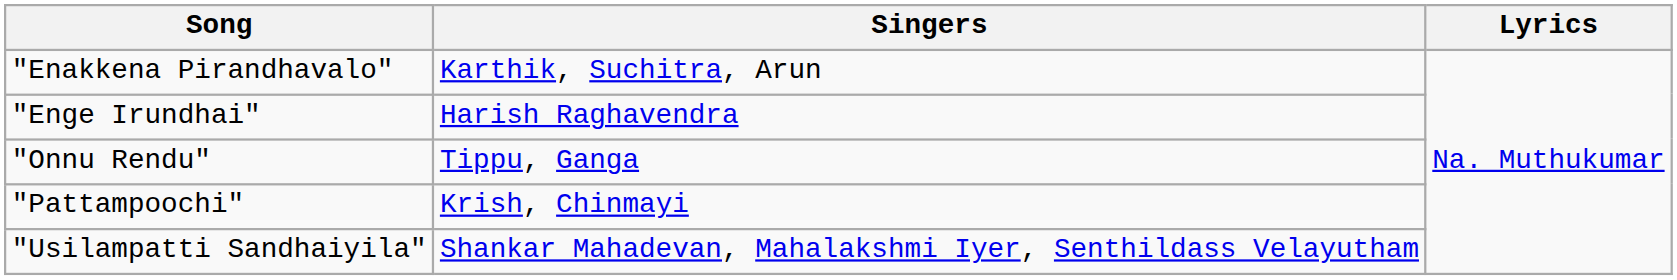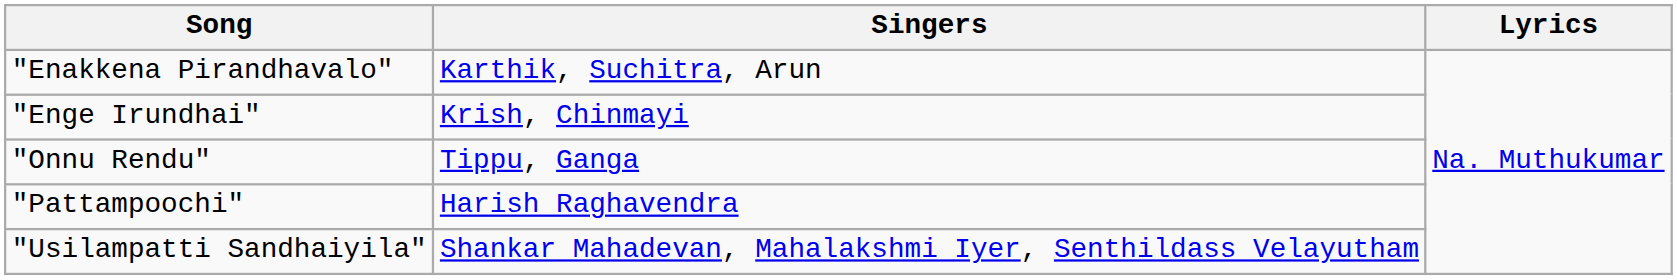(589, 117) Harish Raghavendra -> (564, 117) Krish, Chinmayi
(564, 206) Krish, Chinmayi -> (589, 206) Harish Raghavendra
